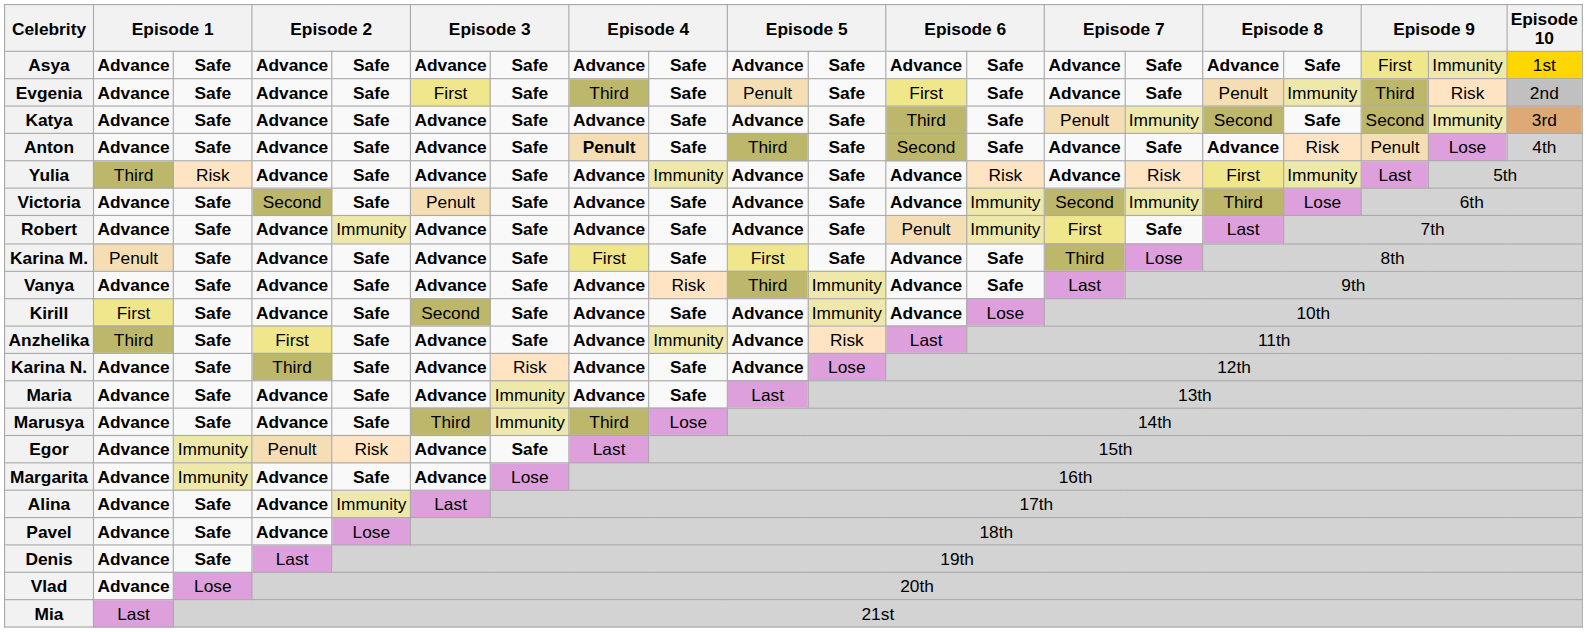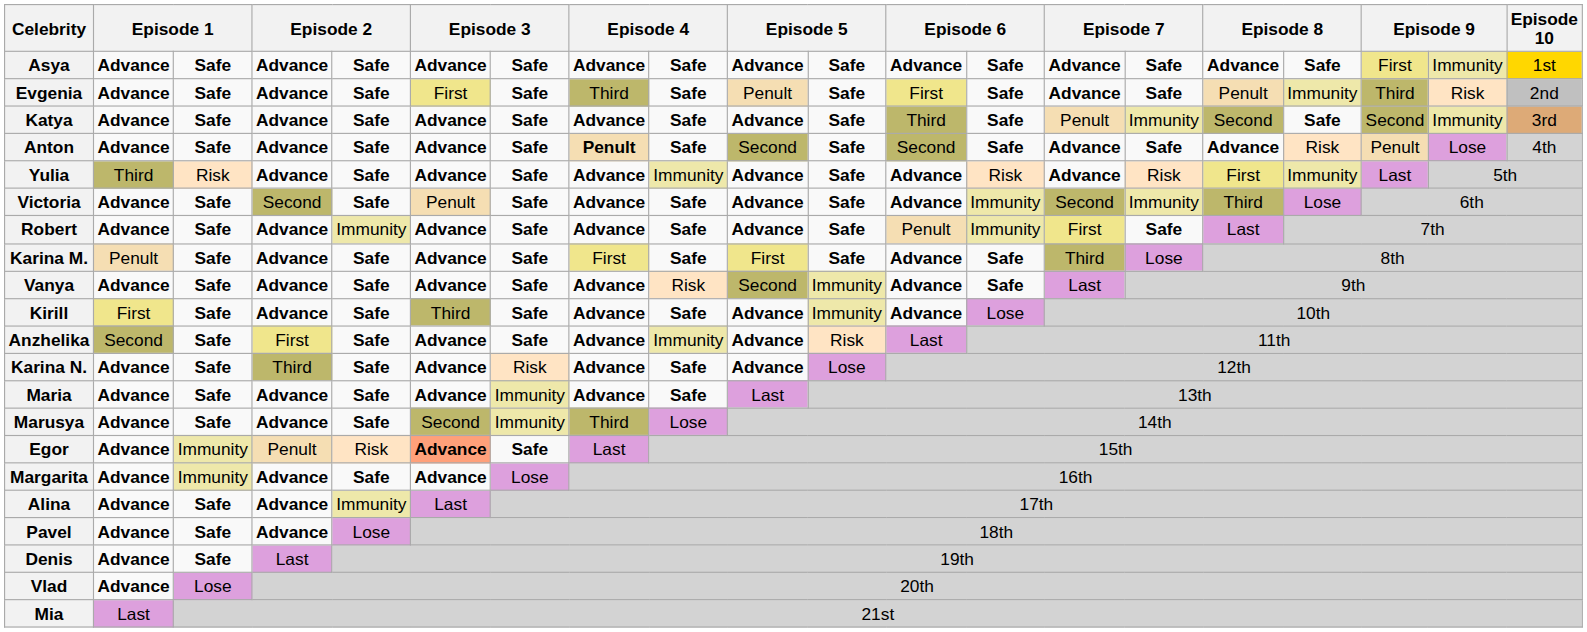(768, 148) Third -> (768, 148) Second
(768, 285) Third -> (768, 285) Second
(451, 312) Second -> (451, 312) Third
(134, 340) Third -> (134, 340) Second
(451, 422) Third -> (451, 422) Second
(451, 449) no background -> (451, 449) lightsalmon background
